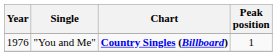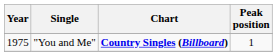(18, 42) 1976 -> (18, 42) 1975
